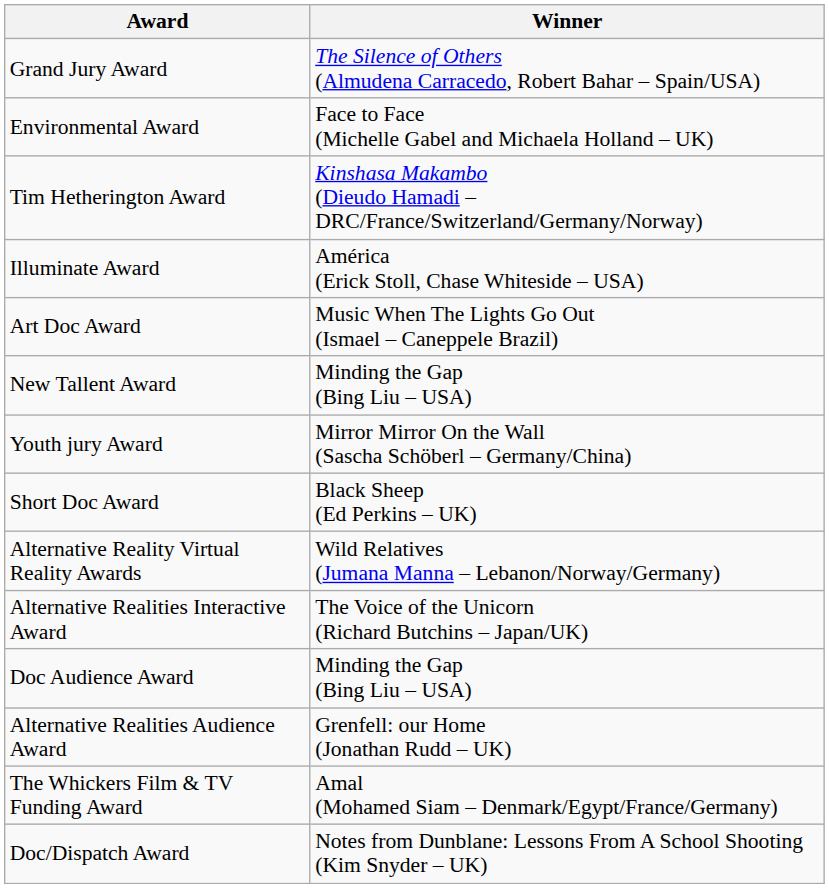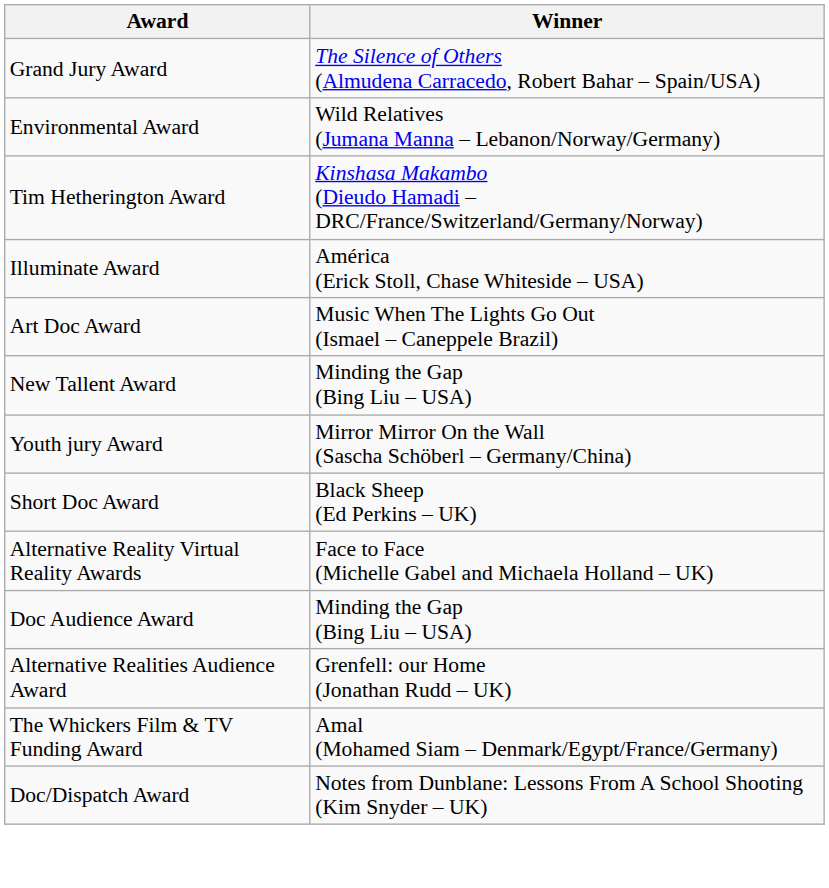(514, 126) Face to Face (Michelle Gabel and Michaela Holland – UK) -> (518, 126) Wild Relatives (Jumana Manna – Lebanon/Norway/Germany)
(518, 560) Wild Relatives (Jumana Manna – Lebanon/Norway/Germany) -> (514, 560) Face to Face (Michelle Gabel and Michaela Holland – UK)
- row: (148, 619)
